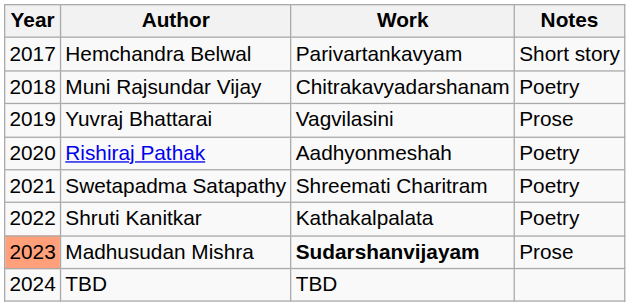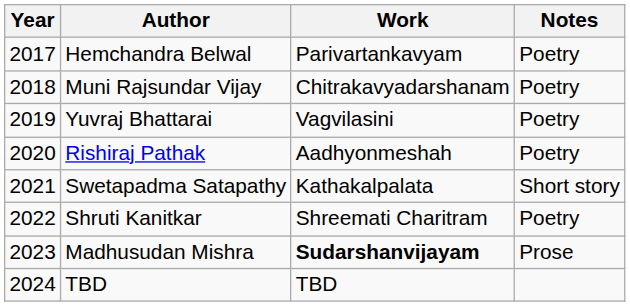(570, 53) Short story -> (549, 53) Poetry
(546, 119) Prose -> (549, 119) Poetry
(392, 185) Shreemati Charitram -> (365, 185) Kathakalpalata
(549, 185) Poetry -> (570, 185) Short story
(365, 218) Kathakalpalata -> (392, 218) Shreemati Charitram
(33, 251) lightsalmon background -> (33, 251) no background
